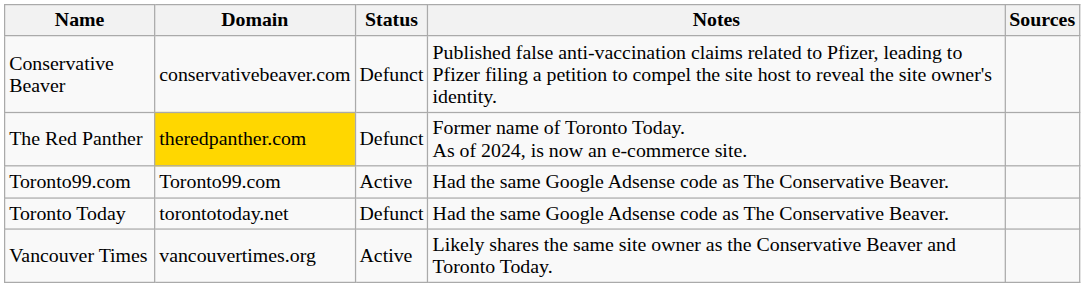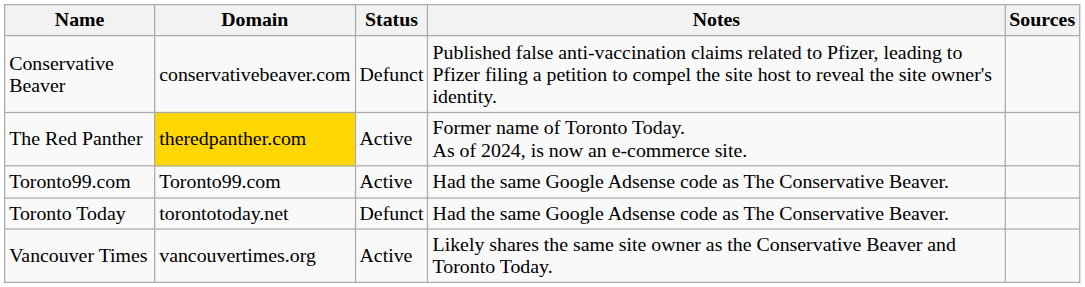(391, 138) Defunct -> (386, 138) Active
